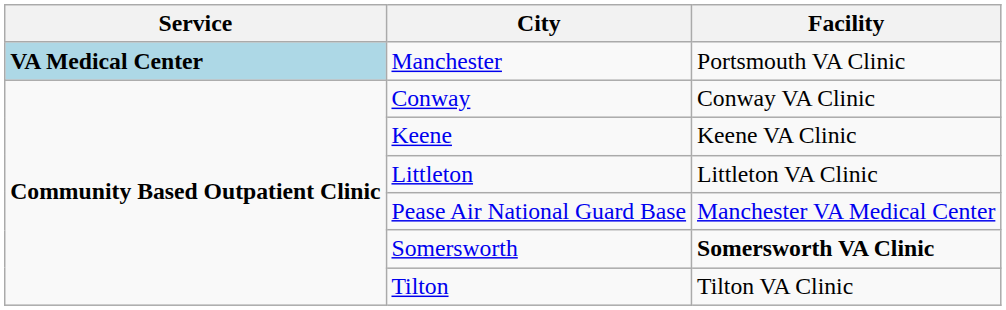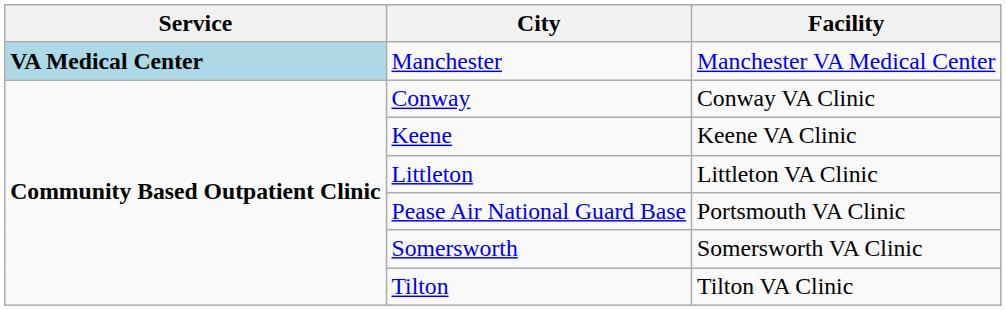(801, 60) Portsmouth VA Clinic -> (846, 60) Manchester VA Medical Center
(846, 211) Manchester VA Medical Center -> (801, 211) Portsmouth VA Clinic
(816, 248) bold -> (810, 248) normal
